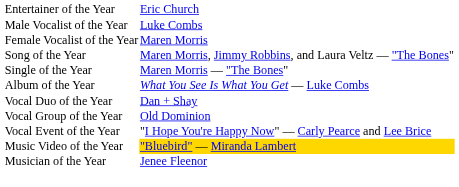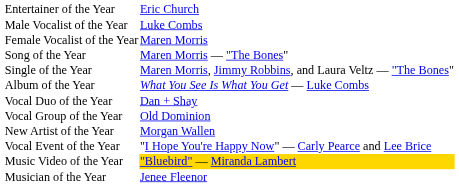(297, 55) Maren Morris, Jimmy Robbins, and Laura Veltz — "The Bones" -> (214, 55) Maren Morris — "The Bones"
(214, 70) Maren Morris — "The Bones" -> (297, 70) Maren Morris, Jimmy Robbins, and Laura Veltz — "The Bones"
+ row: (59, 131)
